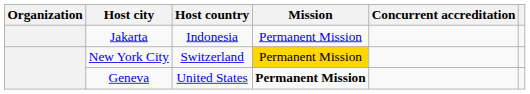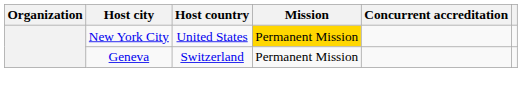- row: (129, 36)
(212, 57) Switzerland -> (212, 36) United States
(212, 78) United States -> (212, 57) Switzerland
(310, 78) bold -> (307, 57) normal
